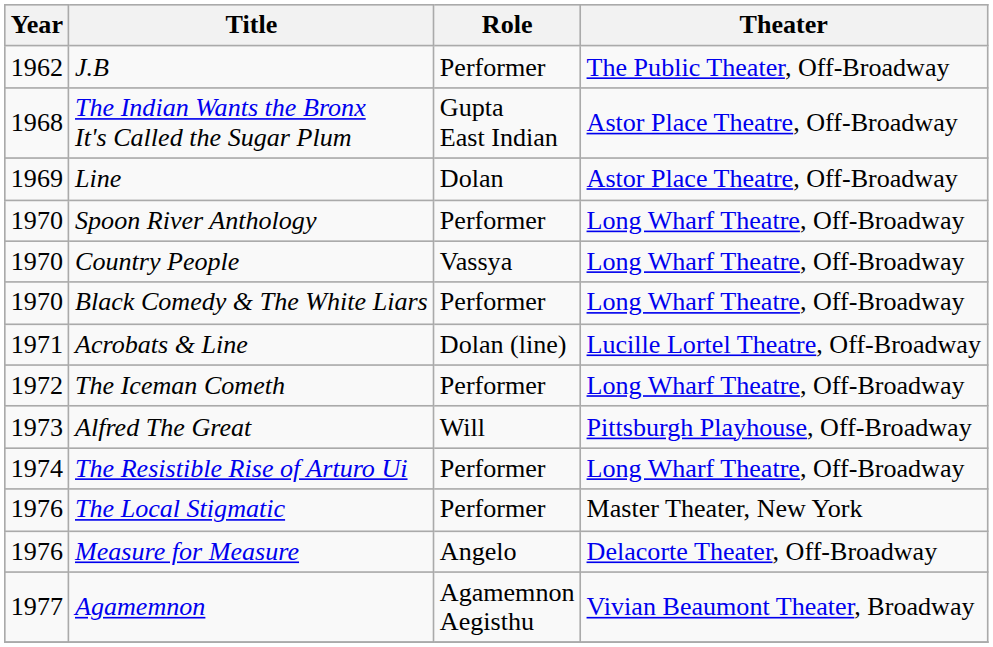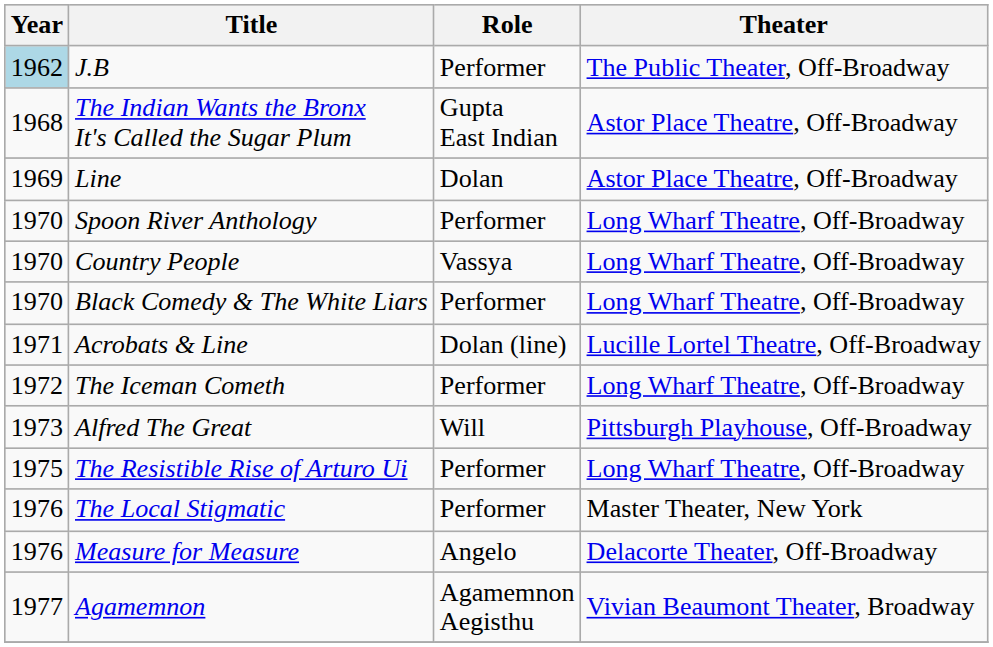(37, 66) no background -> (37, 66) lightblue background
(37, 468) 1974 -> (37, 468) 1975
